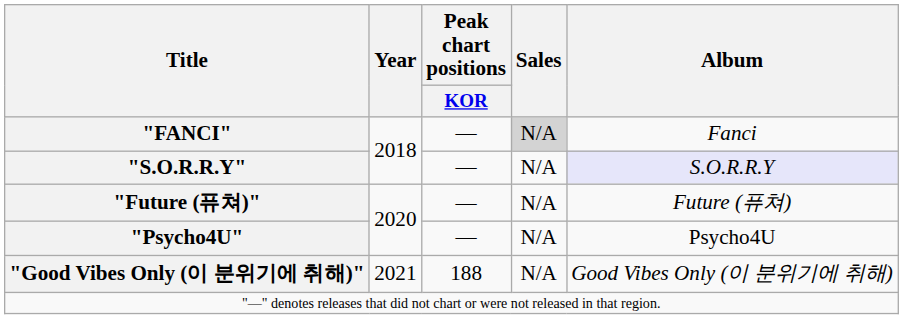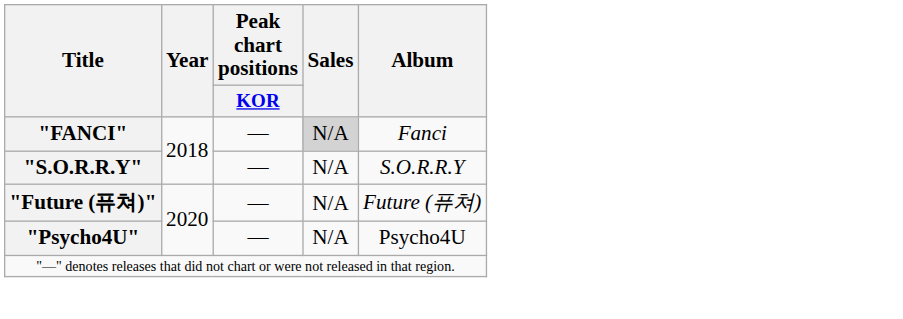(732, 167) lavender background -> (422, 167) no background
- row: (187, 272)
